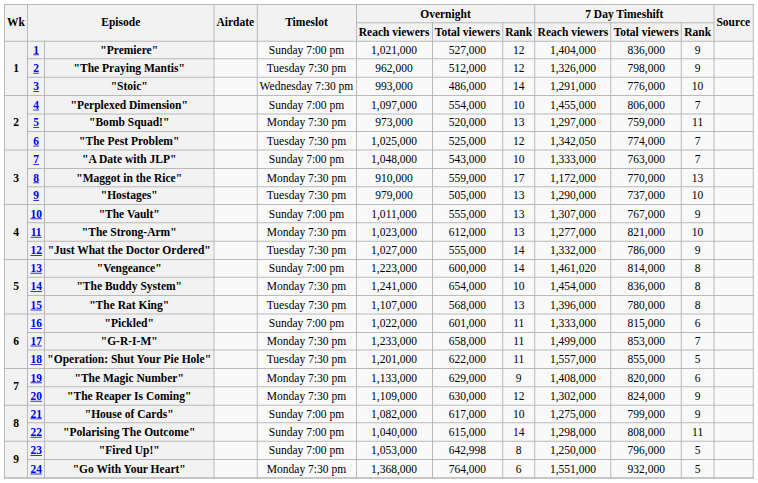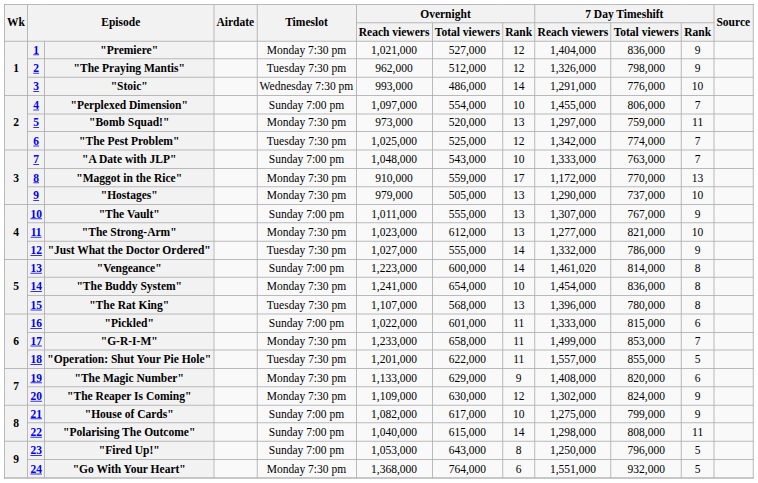(306, 50) Sunday 7:00 pm -> (306, 50) Monday 7:30 pm
(573, 141) 1,342,050 -> (573, 141) 1,342,000
(306, 196) Tuesday 7:30 pm -> (306, 196) Monday 7:30 pm
(467, 451) 642,998 -> (467, 451) 643,000
